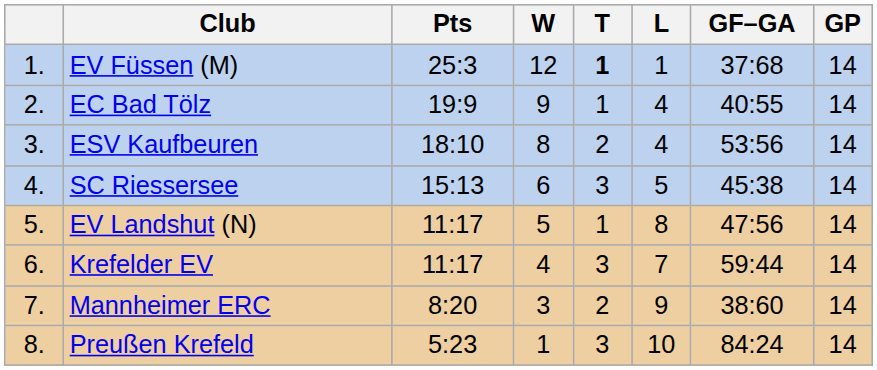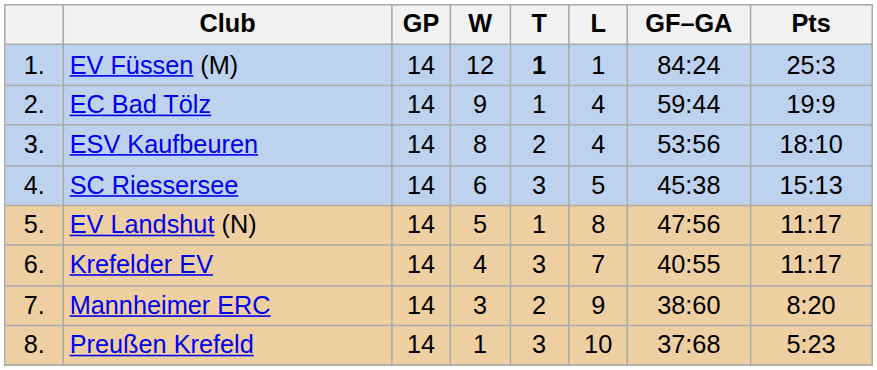columns swapped: (843, 24) <-> (453, 24)
(752, 64) 37:68 -> (689, 64) 84:24
(752, 104) 40:55 -> (689, 104) 59:44
(752, 265) 59:44 -> (689, 265) 40:55
(752, 345) 84:24 -> (689, 345) 37:68
